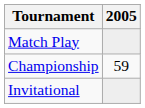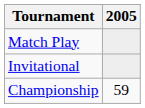rows swapped: (53, 66) <-> (44, 90)
